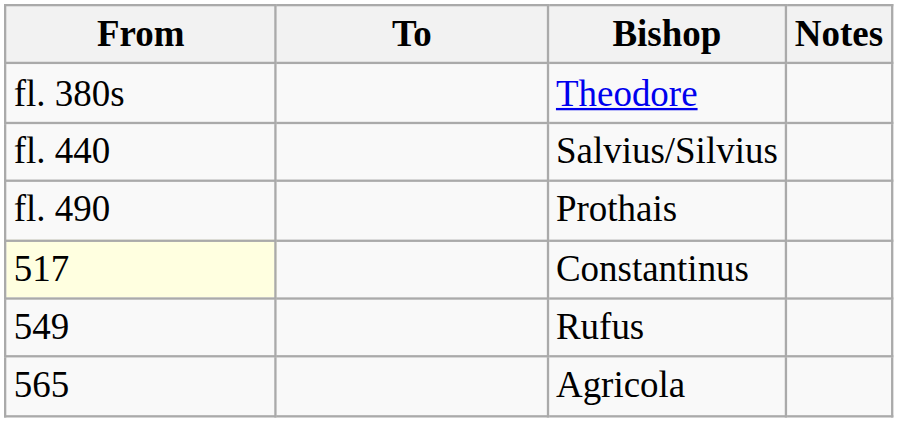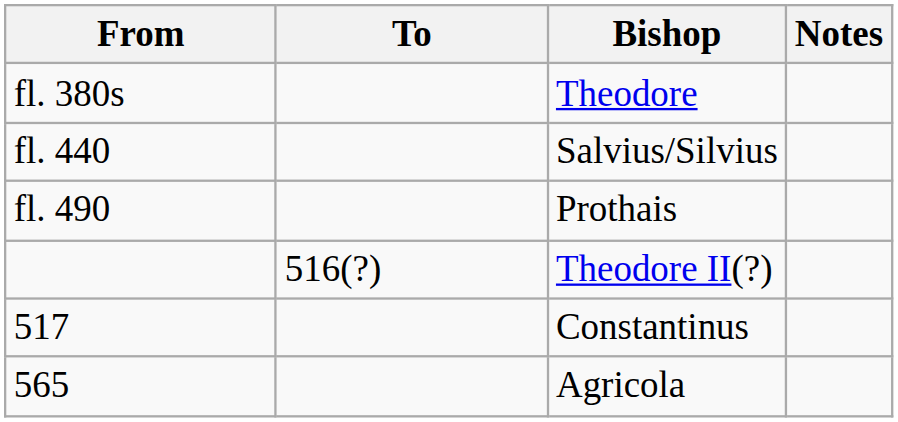+ row: (664, 268)
(41, 268) lightyellow background -> (41, 326) no background
- row: (600, 326)
